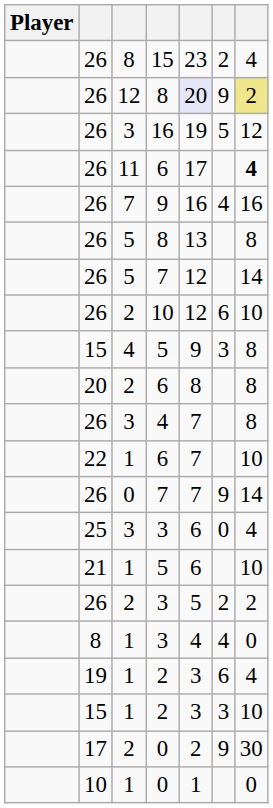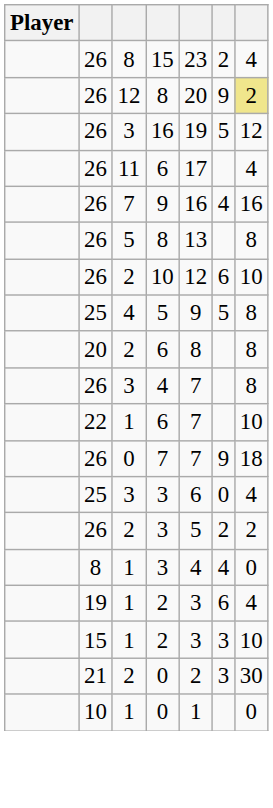(196, 95) lavender background -> (196, 95) no background
(251, 167) bold -> (251, 167) normal
- row: (129, 276)
(95, 349) 15 -> (95, 312) 25
(223, 349) 3 -> (223, 312) 5
(251, 494) 14 -> (251, 458) 18
- row: (129, 566)
(95, 748) 17 -> (95, 675) 21
(223, 748) 9 -> (223, 675) 3
